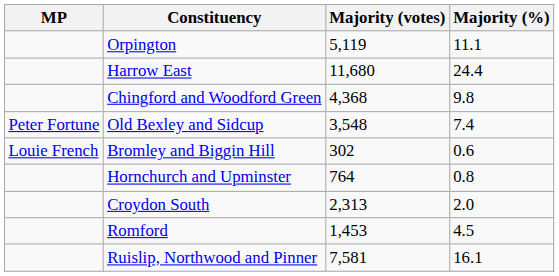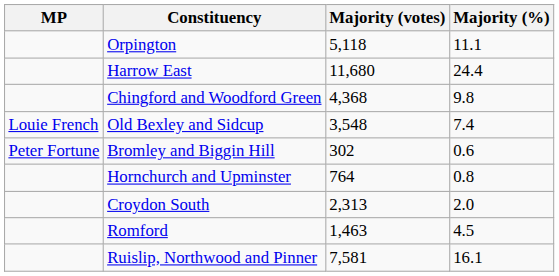(348, 44) 5,119 -> (348, 44) 5,118
(54, 124) Peter Fortune -> (53, 124) Louie French
(53, 151) Louie French -> (54, 151) Peter Fortune
(348, 230) 1,453 -> (348, 230) 1,463
